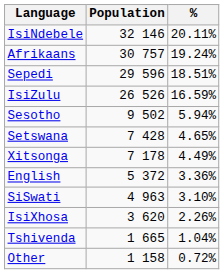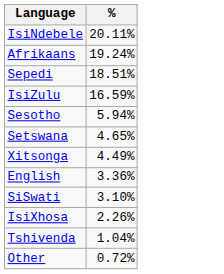- column: (127, 15)
